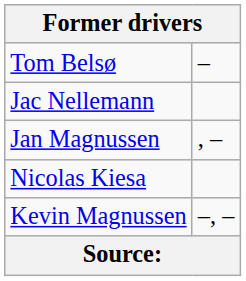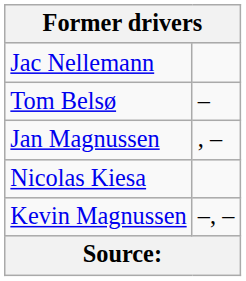rows swapped: (63, 62) <-> (82, 100)
